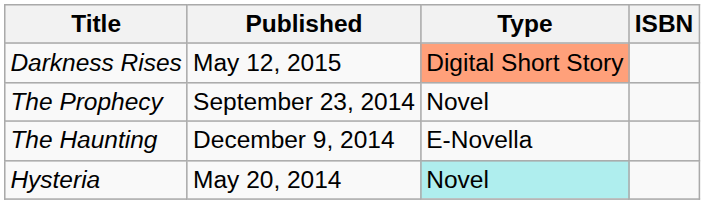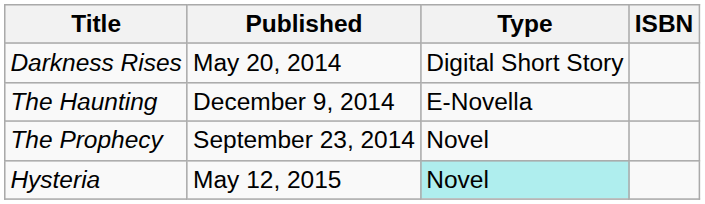(267, 62) May 12, 2015 -> (267, 62) May 20, 2014
(525, 62) lightsalmon background -> (525, 62) no background
rows swapped: (87, 101) <-> (84, 140)
(267, 179) May 20, 2014 -> (267, 179) May 12, 2015
